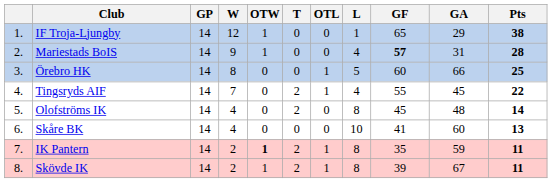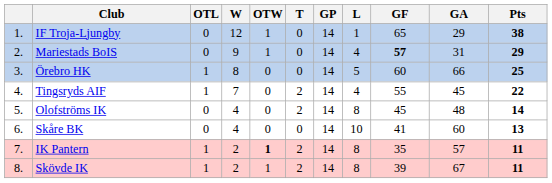columns swapped: (205, 14) <-> (327, 14)
(518, 52) 28 -> (518, 52) 29
(459, 149) 59 -> (459, 149) 57
